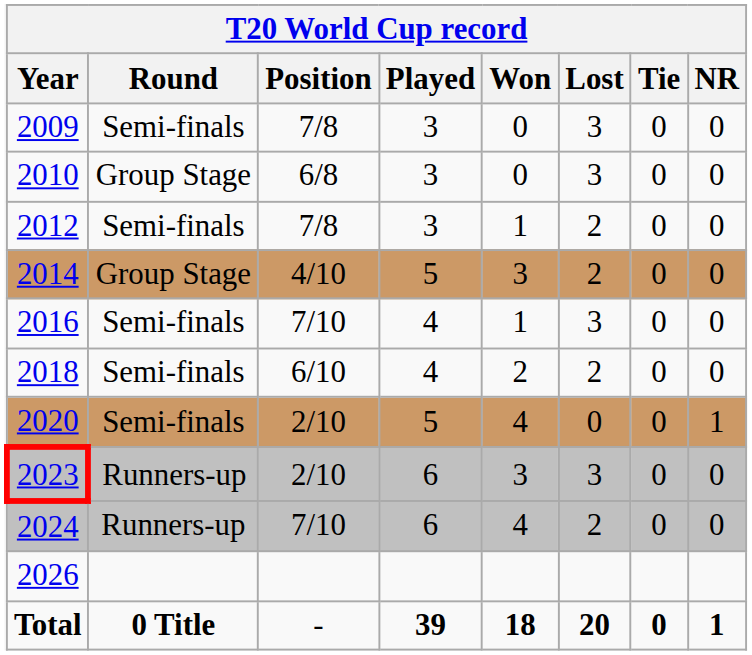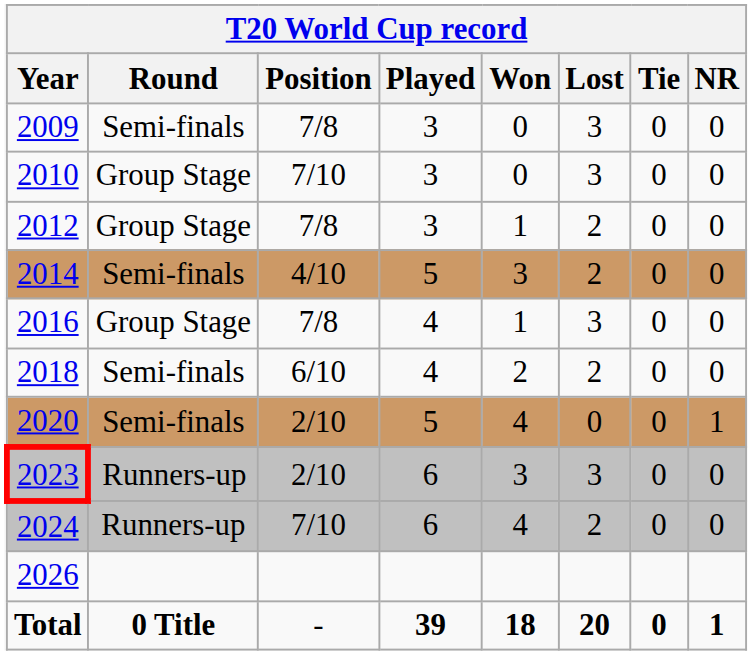(318, 175) 6/8 -> (318, 175) 7/10
(173, 224) Semi-finals -> (173, 224) Group Stage
(173, 273) Group Stage -> (173, 273) Semi-finals
(173, 322) Semi-finals -> (173, 322) Group Stage
(318, 322) 7/10 -> (318, 322) 7/8
